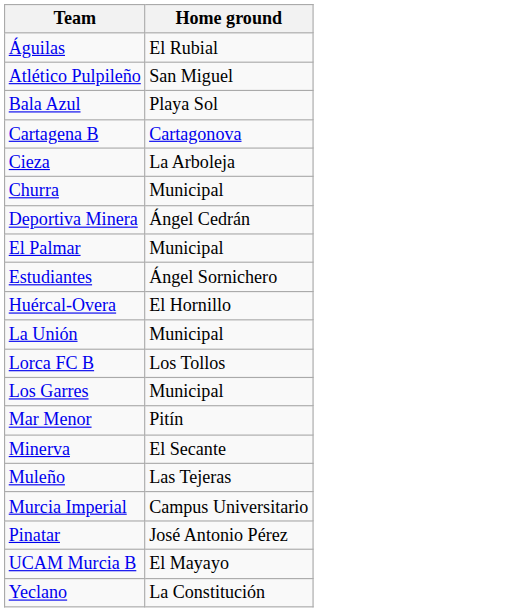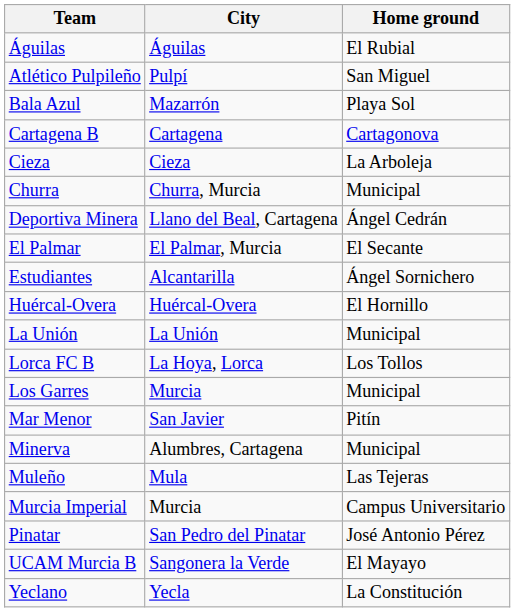+ column: (244, 18)
(186, 248) Municipal -> (385, 248) El Secante
(188, 448) El Secante -> (383, 448) Municipal
